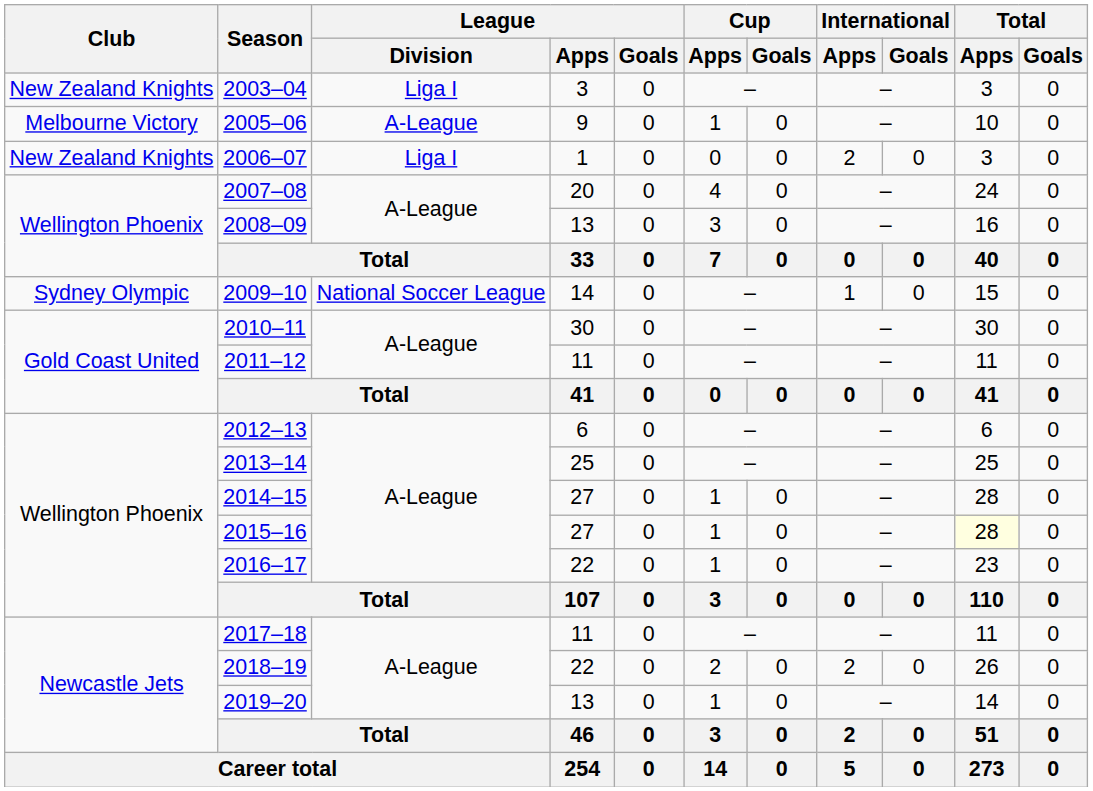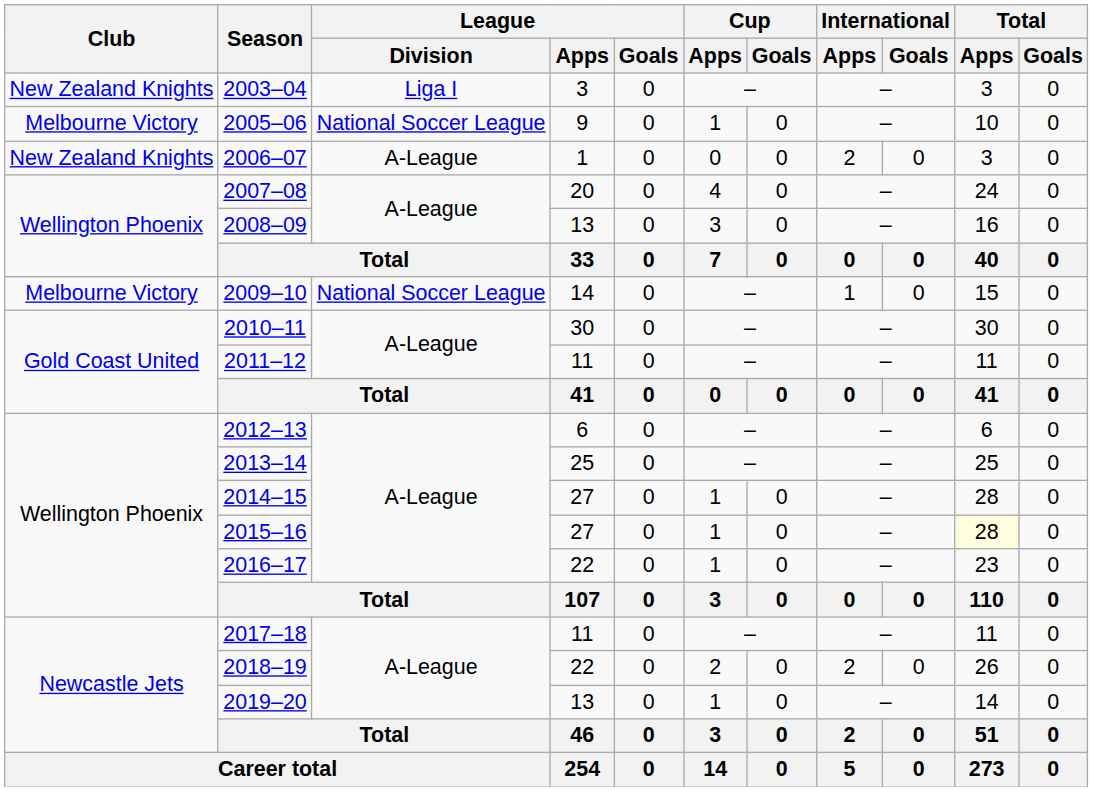(431, 123) A-League -> (431, 123) National Soccer League
(431, 157) Liga I -> (431, 157) A-League
(112, 293) Sydney Olympic -> (112, 293) Melbourne Victory
